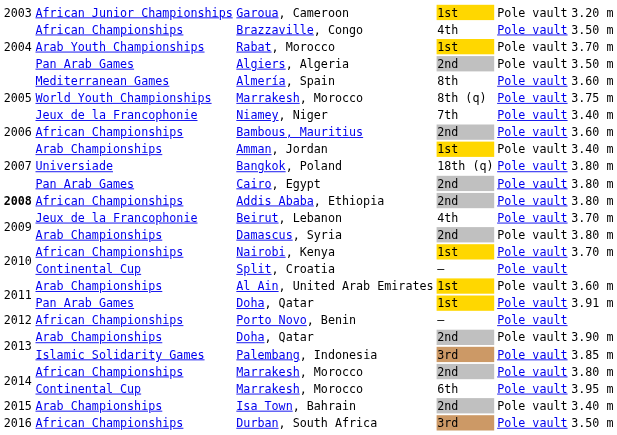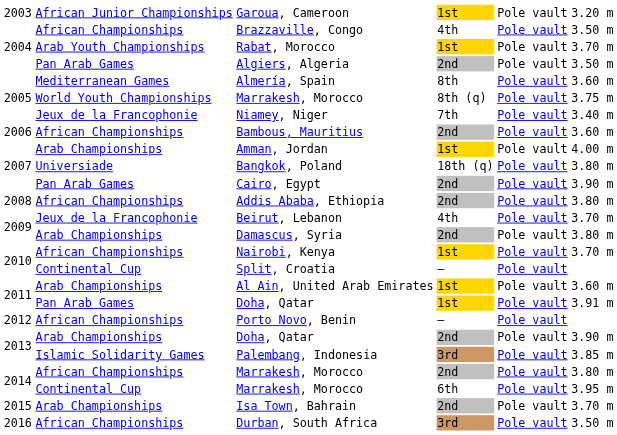(592, 149) 3.40 m -> (592, 149) 4.00 m
(592, 183) 3.80 m -> (592, 183) 3.90 m
(18, 201) bold -> (18, 201) normal
(592, 406) 3.40 m -> (592, 406) 3.70 m
